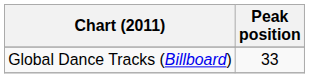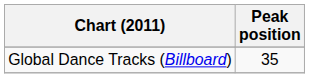(270, 60) 33 -> (270, 60) 35
